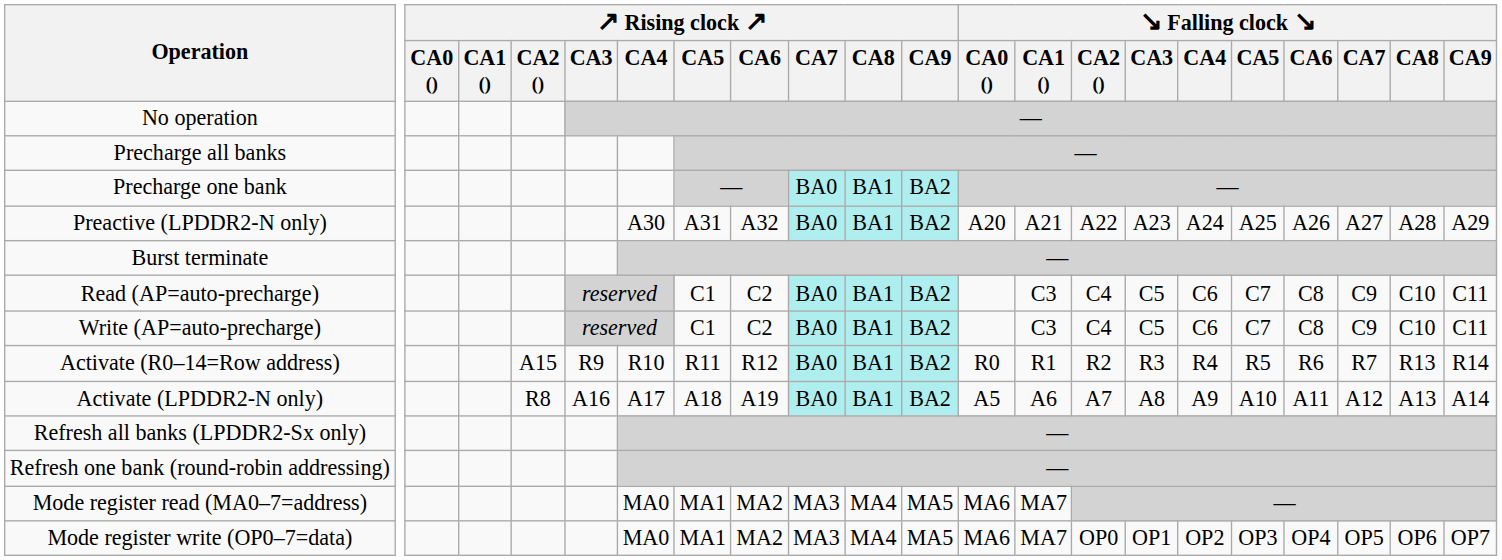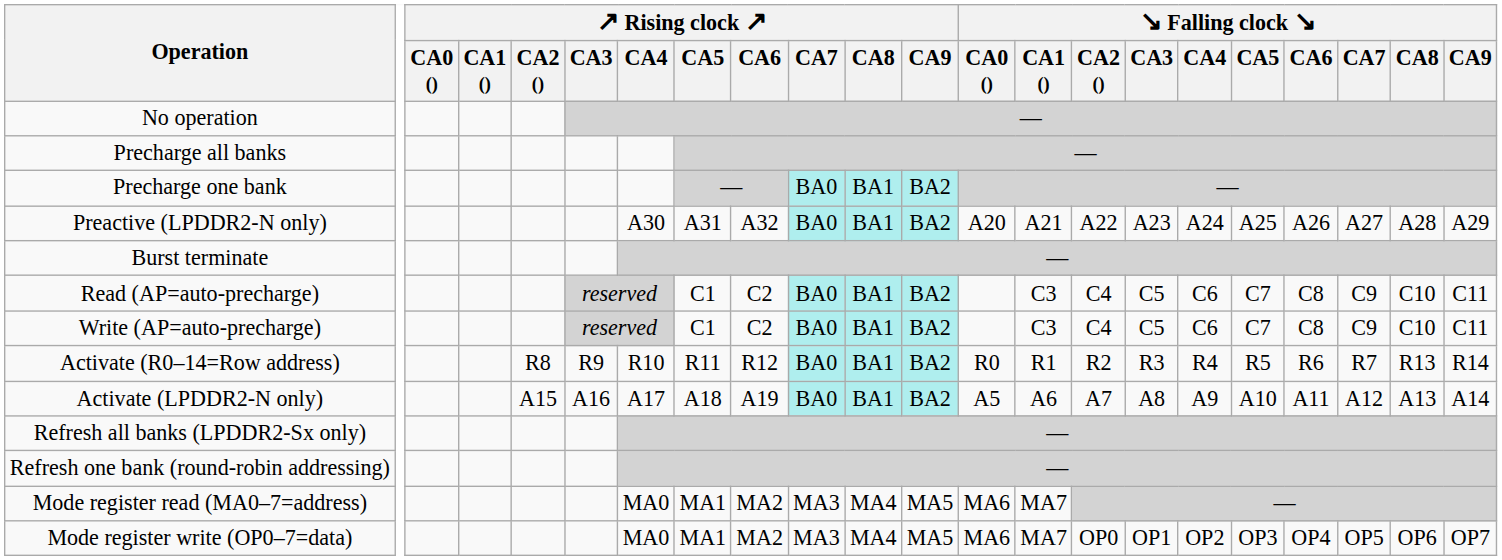(538, 363) A15 -> (538, 363) R8
(538, 398) R8 -> (538, 398) A15
